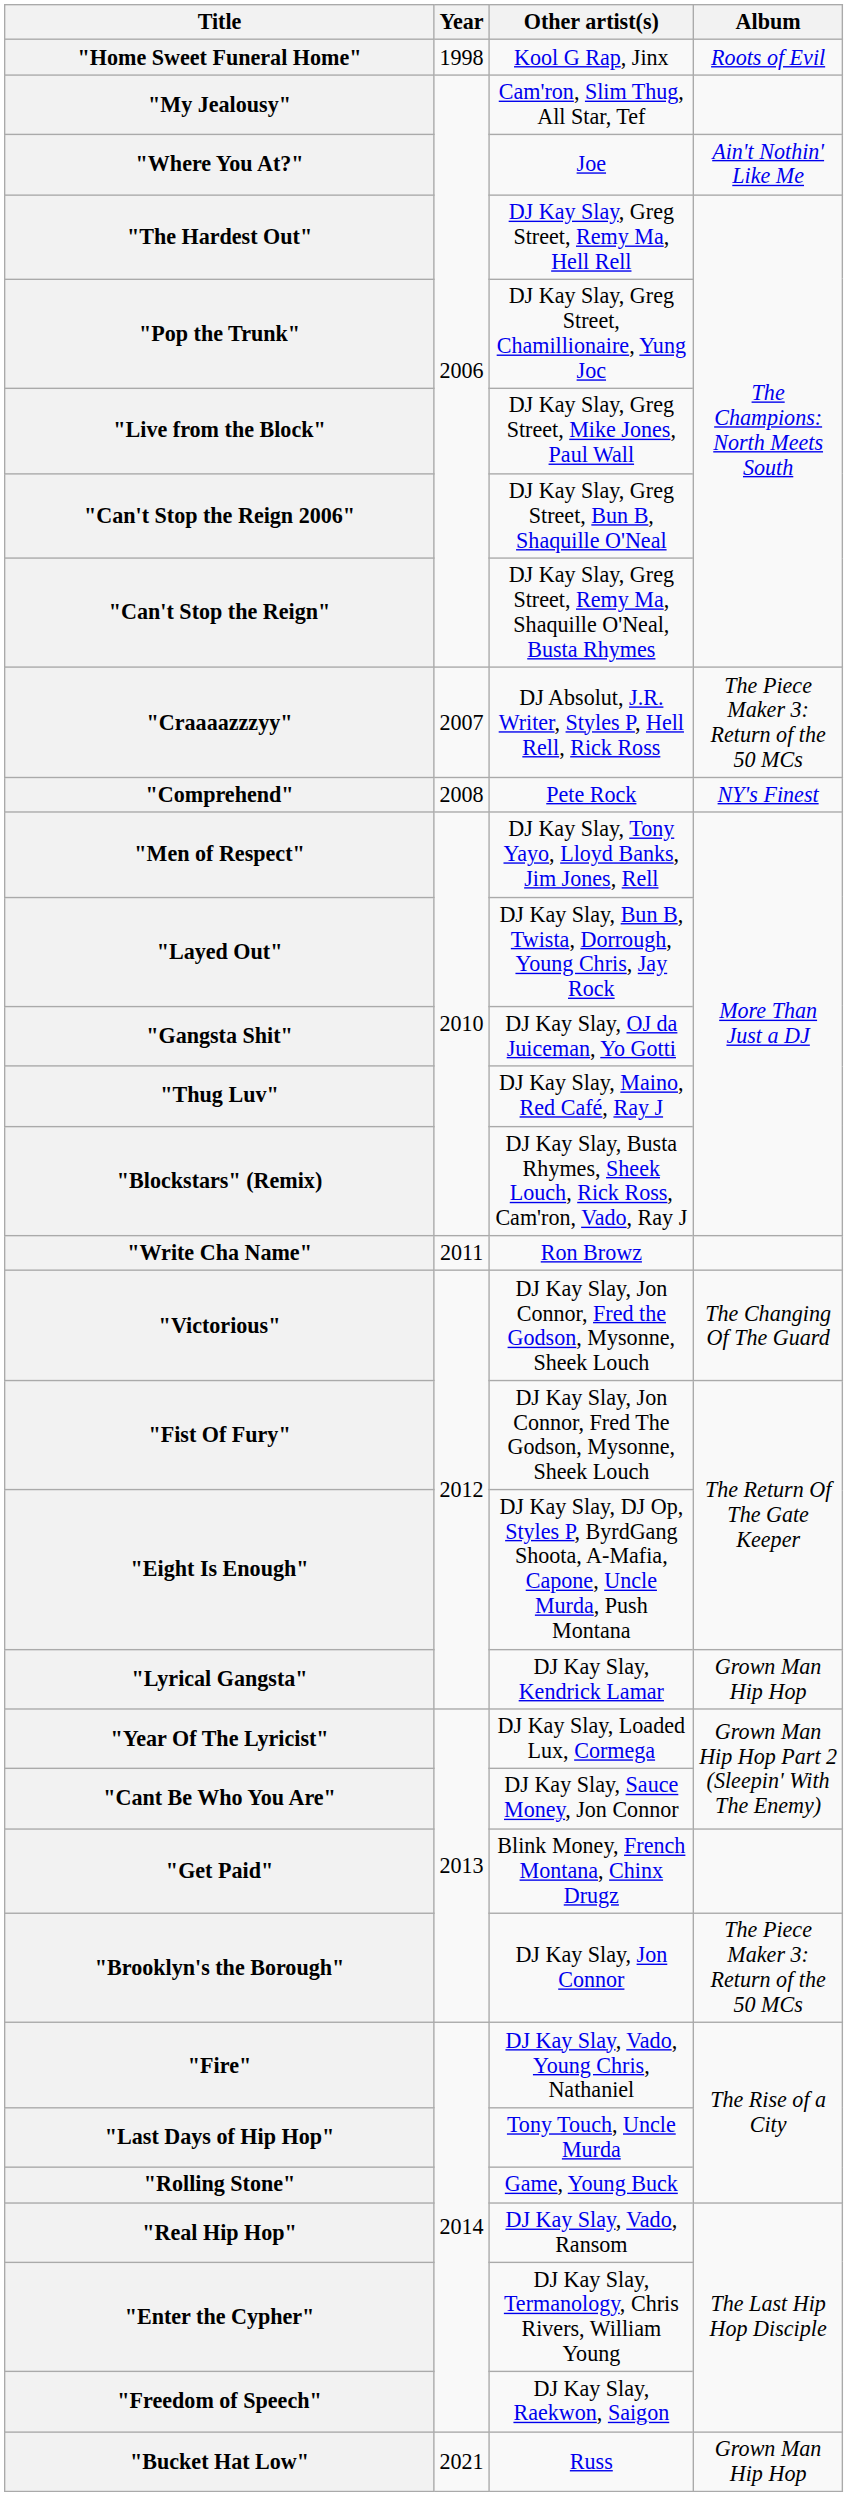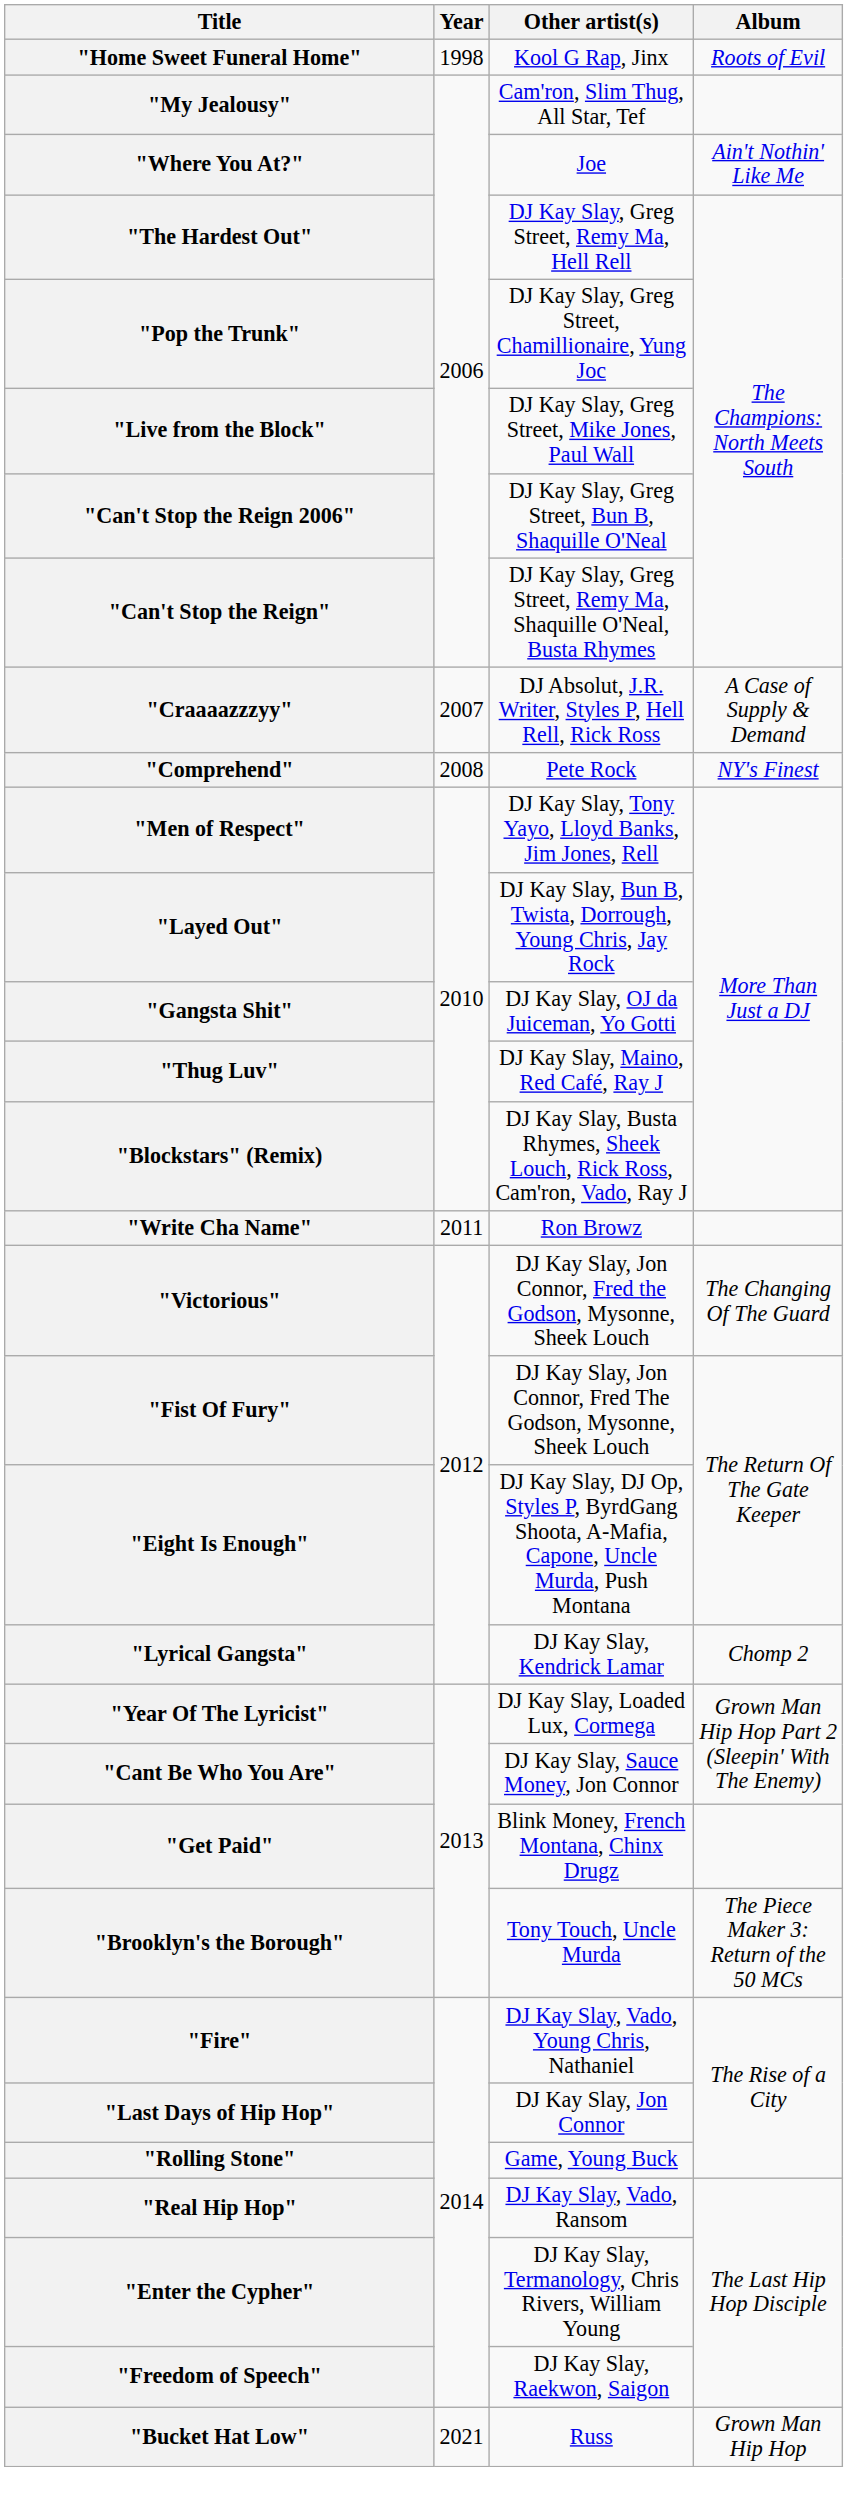(768, 722) The Piece Maker 3: Return of the 50 MCs -> (768, 709) A Case of Supply & Demand
(768, 1678) Grown Man Hip Hop -> (768, 1653) Chomp 2
(591, 1967) DJ Kay Slay, Jon Connor -> (591, 1942) Tony Touch, Uncle Murda
(591, 2137) Tony Touch, Uncle Murda -> (591, 2112) DJ Kay Slay, Jon Connor
